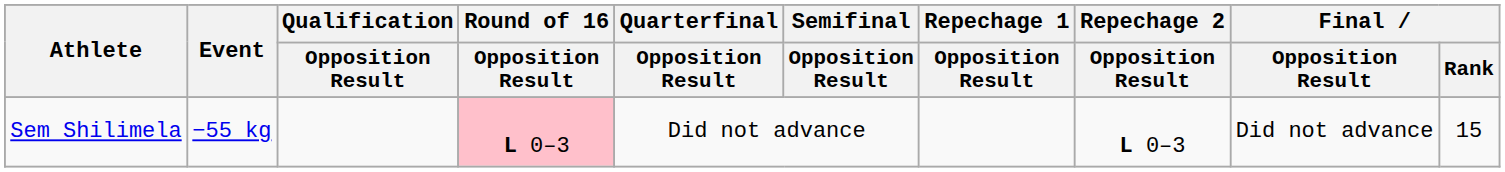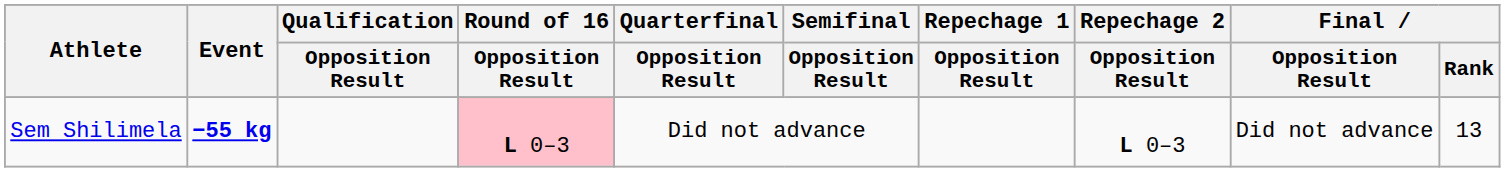(232, 131) normal -> (232, 131) bold
(1469, 131) 15 -> (1469, 131) 13
